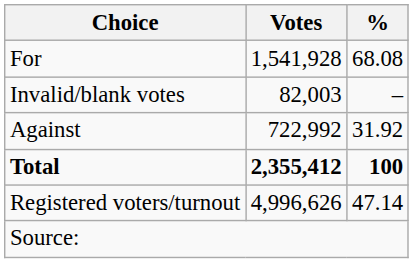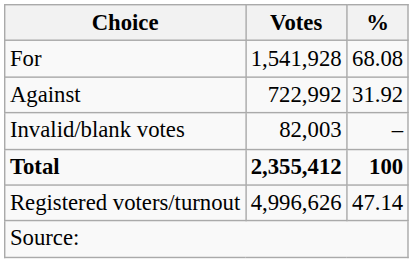rows swapped: (45, 130) <-> (97, 94)
